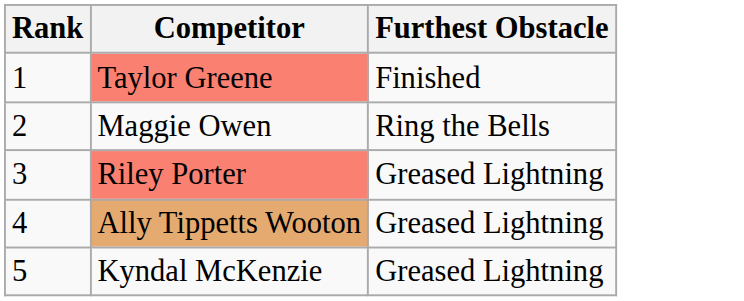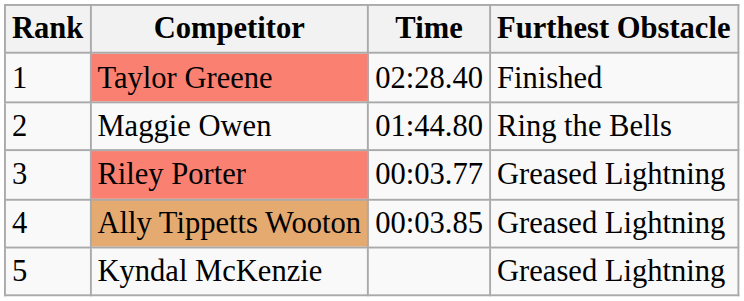+ column: (429, 28)
